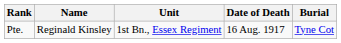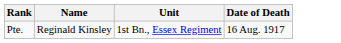- column: (314, 13)
